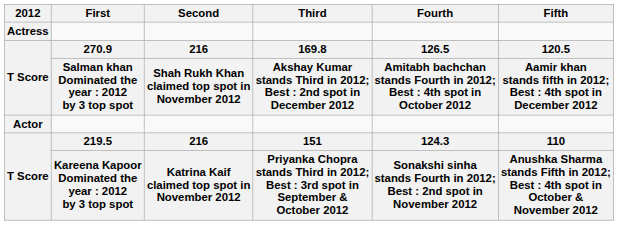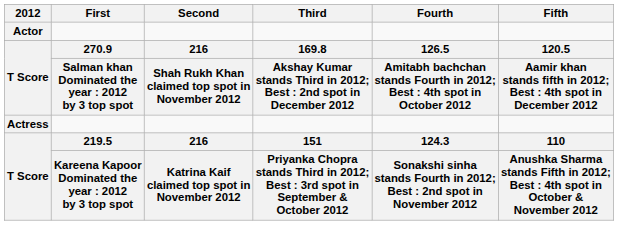rows swapped: (28, 123) <-> (28, 31)
